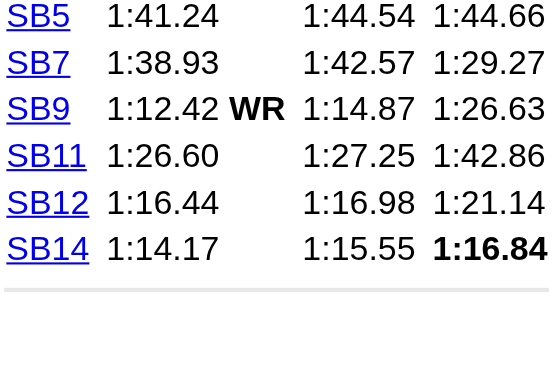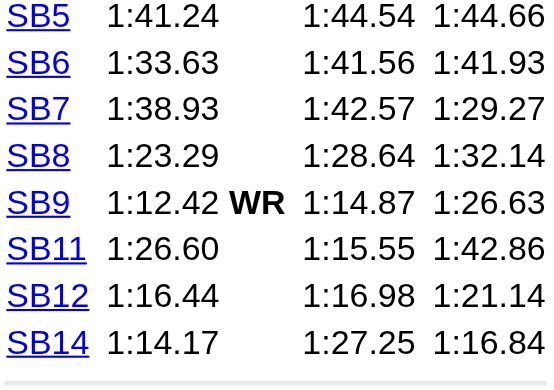+ row: (38, 62)
+ row: (38, 155)
(359, 155) 1:27.25 -> (359, 249) 1:15.55
(359, 249) 1:15.55 -> (359, 342) 1:27.25
(490, 249) bold -> (489, 342) normal
